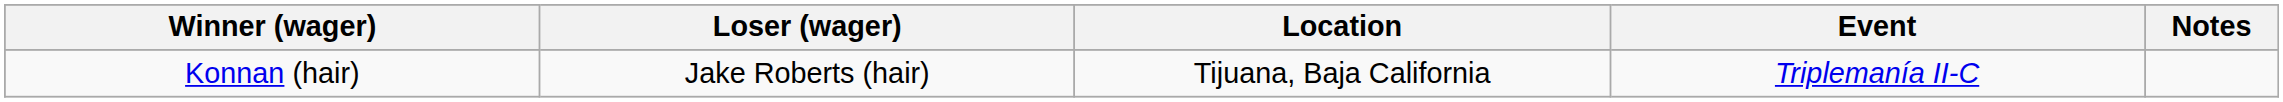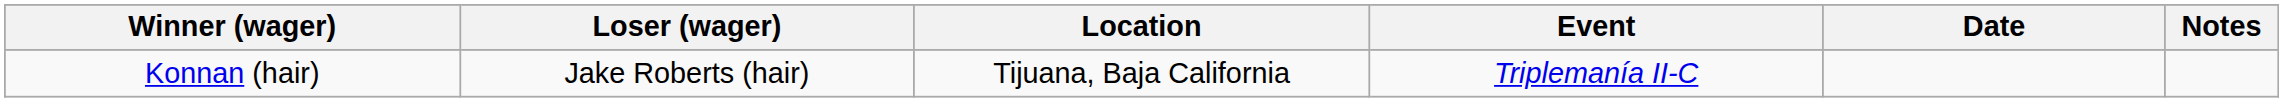+ column: (1994, 27)
